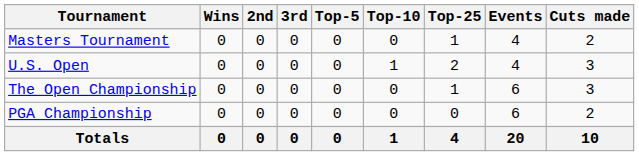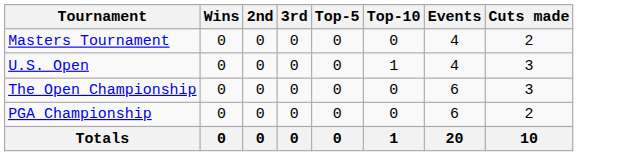- column: (455, 17)
